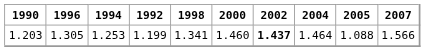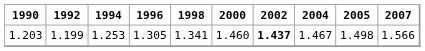columns swapped: (150, 15) <-> (67, 15)
(315, 35) 1.464 -> (315, 35) 1.467
(357, 35) 1.088 -> (357, 35) 1.498
